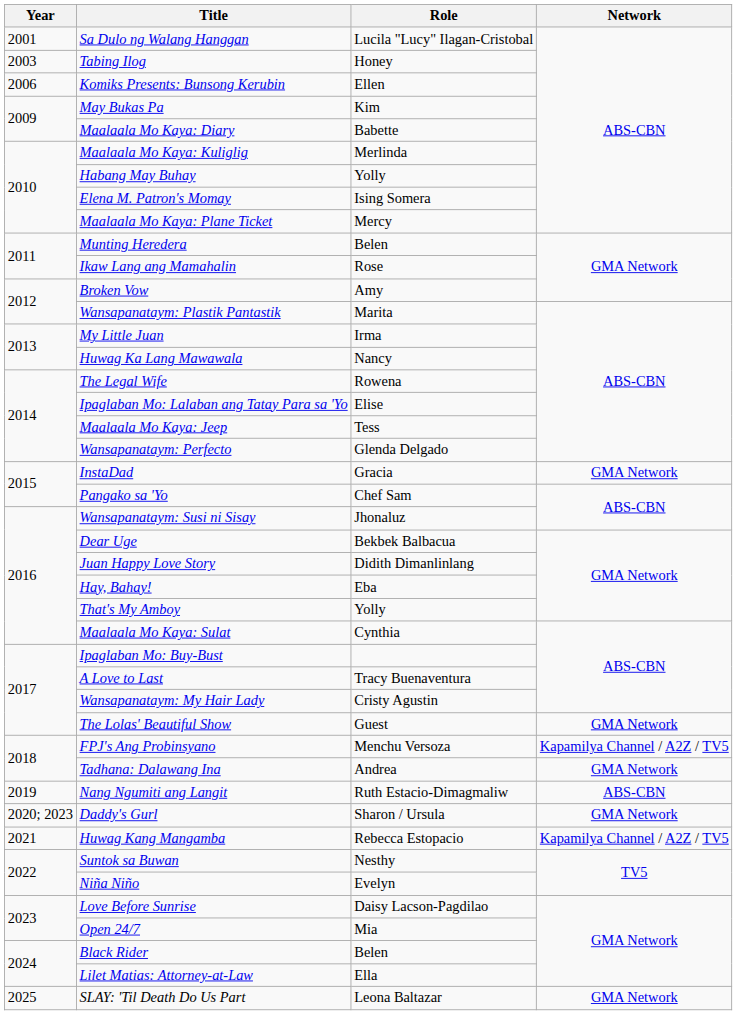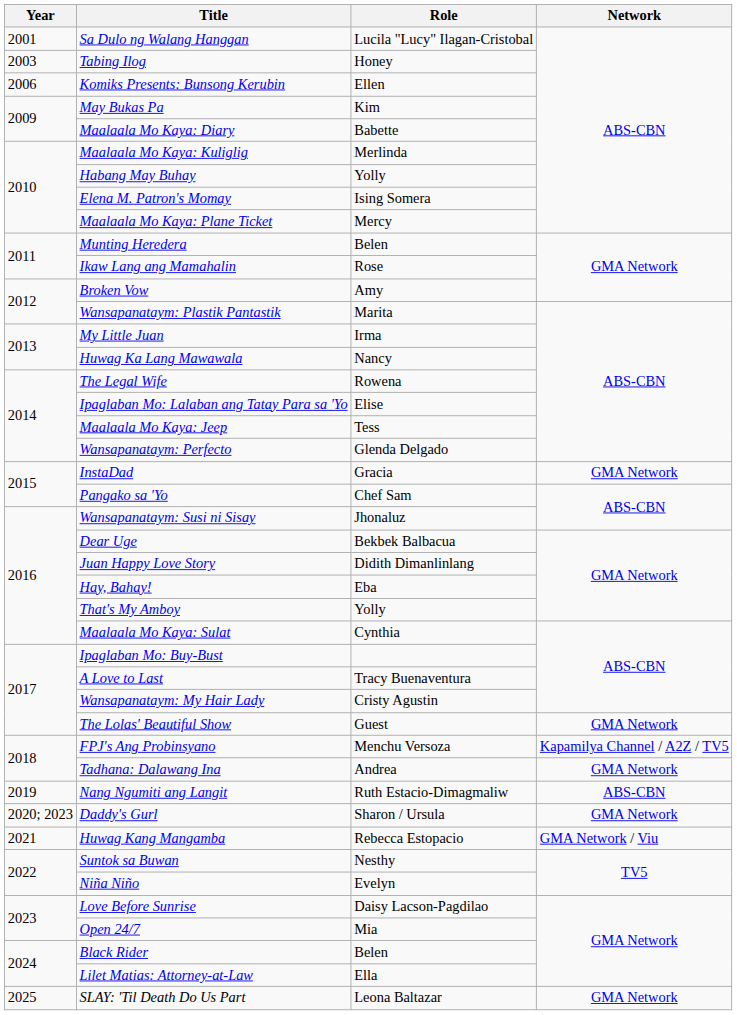(634, 838) Kapamilya Channel / A2Z / TV5 -> (599, 838) GMA Network / Viu
